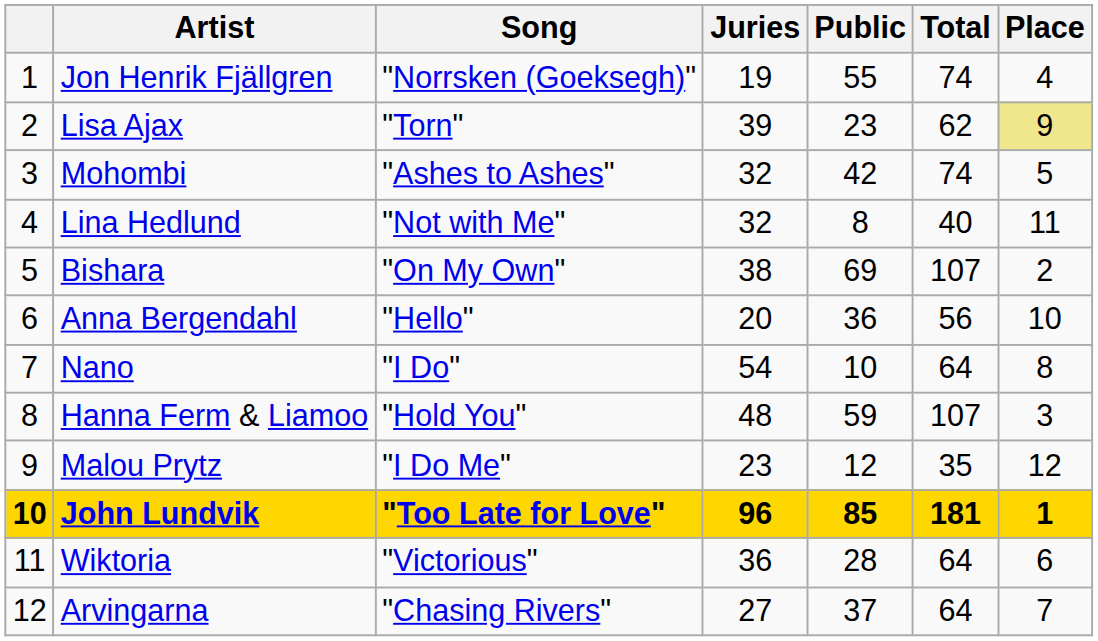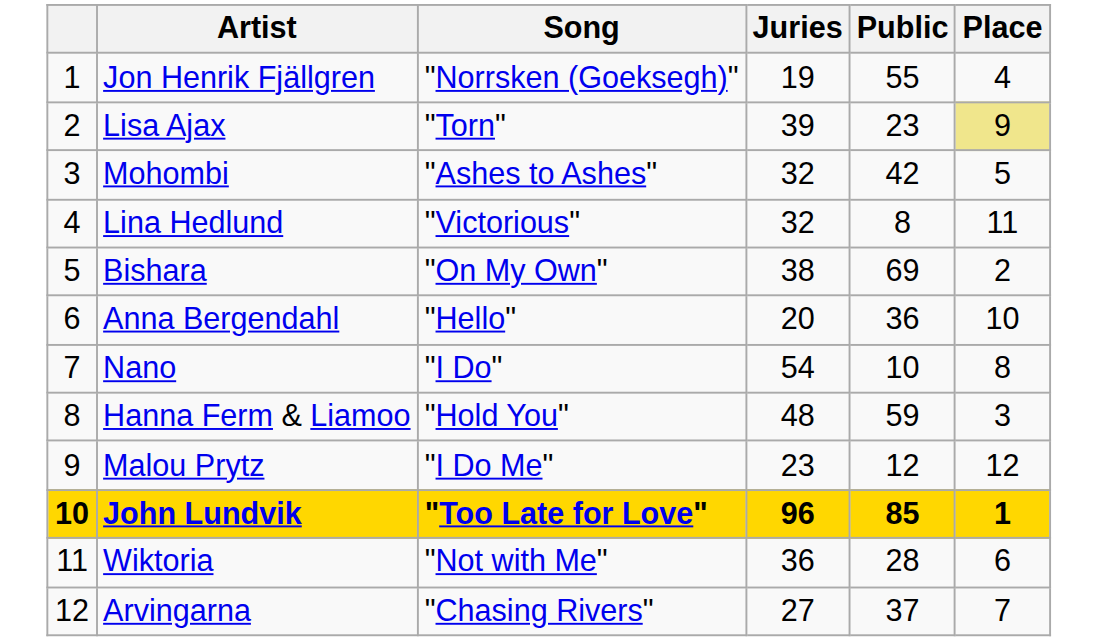- column: (955, 28)
(474, 222) "Not with Me" -> (502, 222) "Victorious"
(460, 561) "Victorious" -> (516, 561) "Not with Me"
